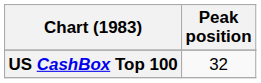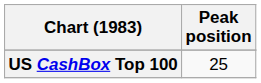(219, 63) 32 -> (219, 63) 25
